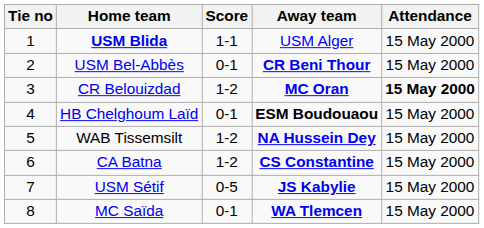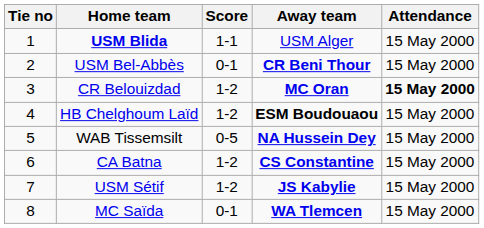(227, 114) 0-1 -> (227, 114) 1-2
(227, 138) 1-2 -> (227, 138) 0-5
(227, 187) 0-5 -> (227, 187) 1-2
